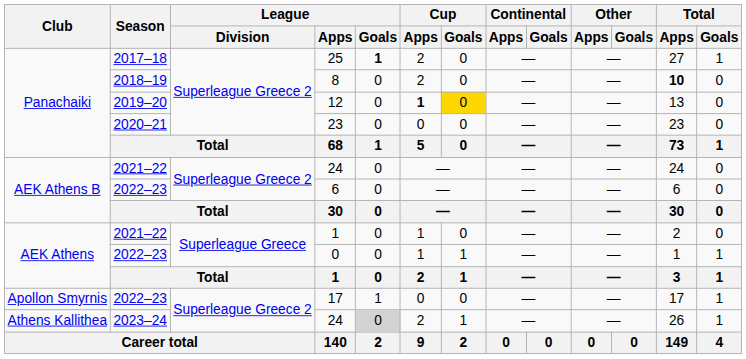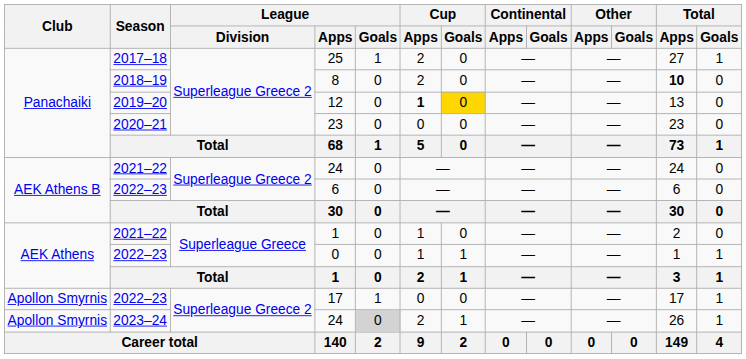(378, 59) bold -> (378, 59) normal
(57, 320) Athens Kallithea -> (57, 320) Apollon Smyrnis
